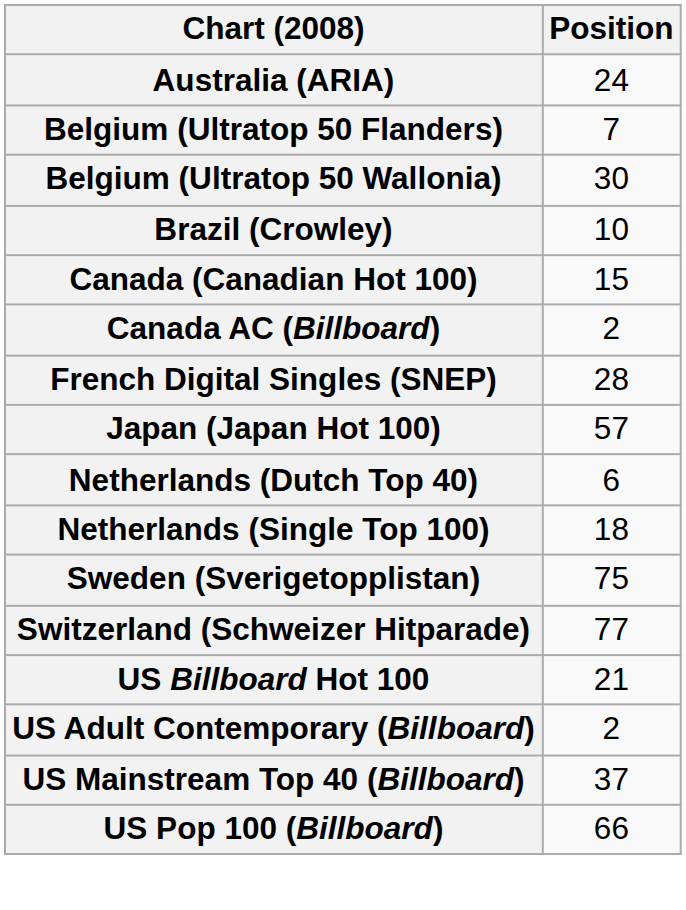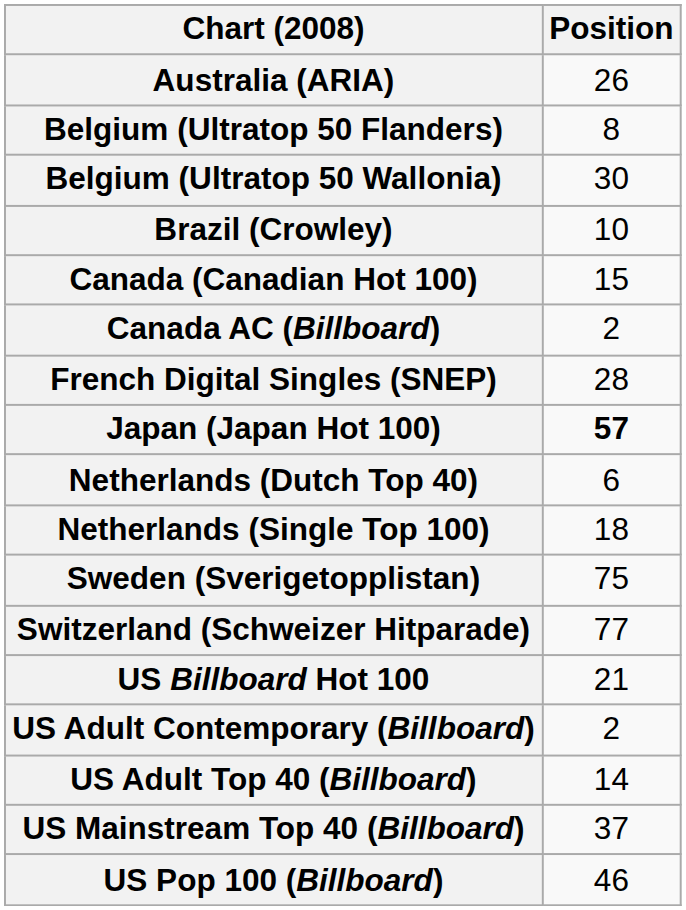(611, 79) 24 -> (611, 79) 26
(611, 129) 7 -> (611, 129) 8
(611, 429) normal -> (611, 429) bold
+ row: (273, 779)
(611, 829) 66 -> (611, 879) 46
